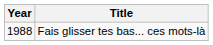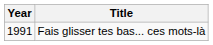(20, 31) 1988 -> (20, 31) 1991
